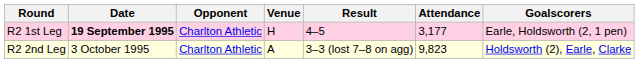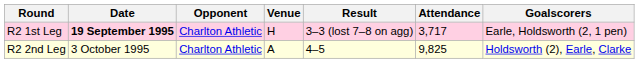(315, 31) 4–5 -> (359, 31) 3–3 (lost 7–8 on agg)
(433, 31) 3,177 -> (433, 31) 3,717
(359, 49) 3–3 (lost 7–8 on agg) -> (315, 49) 4–5
(433, 49) 9,823 -> (433, 49) 9,825
